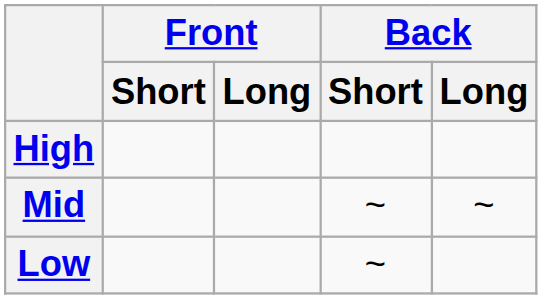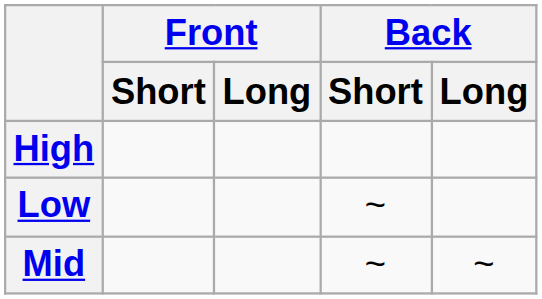rows swapped: (54, 206) <-> (54, 263)
